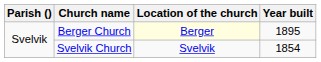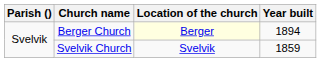(288, 31) 1895 -> (288, 31) 1894
(288, 48) 1854 -> (288, 48) 1859
